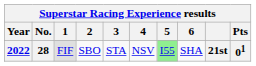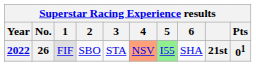(43, 51) 28 -> (43, 51) 26
(143, 51) no background -> (143, 51) lightsalmon background
